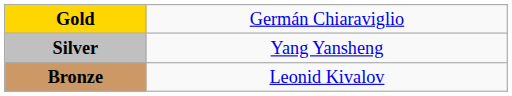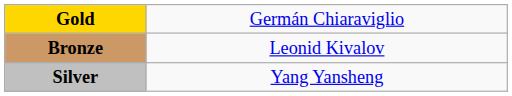rows swapped: (75, 47) <-> (75, 76)
